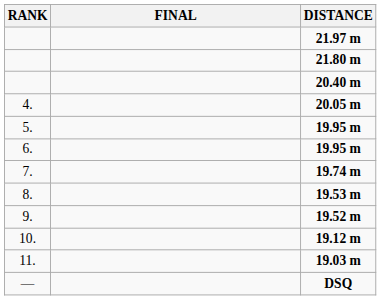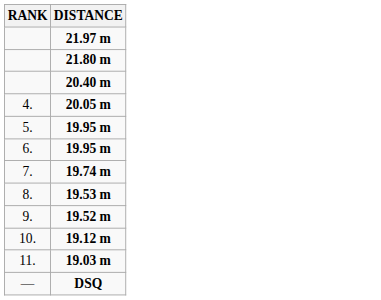- column: (176, 16)
